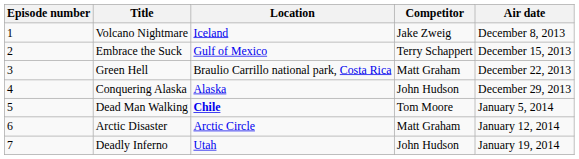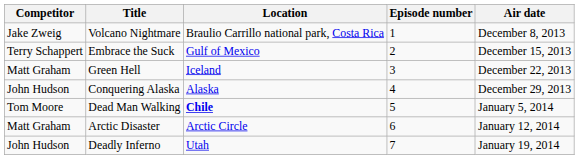columns swapped: (49, 13) <-> (435, 13)
(211, 32) Iceland -> (285, 32) Braulio Carrillo national park, Costa Rica
(292, 70) Braulio Carrillo national park, Costa Rica -> (203, 70) Iceland
